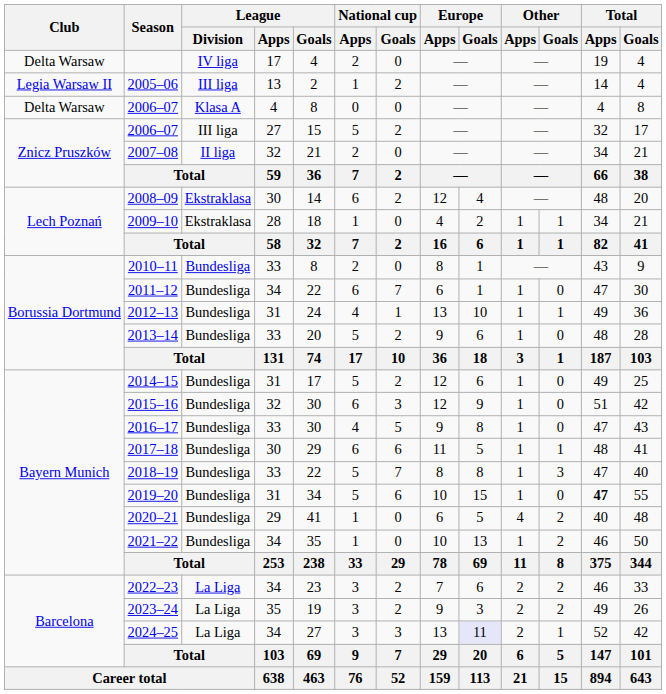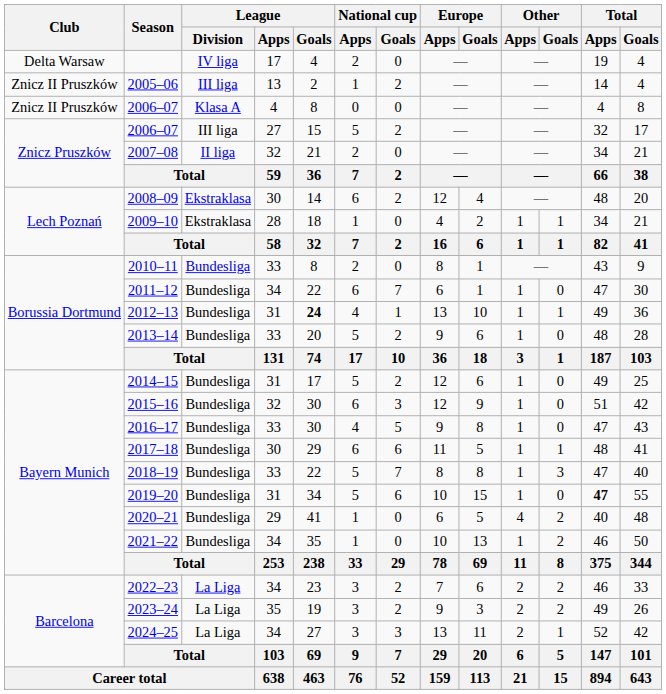(64, 84) Legia Warsaw II -> (64, 84) Znicz II Pruszków
(64, 107) Delta Warsaw -> (64, 107) Znicz II Pruszków
(314, 312) normal -> (314, 312) bold
(480, 632) lavender background -> (480, 632) no background
